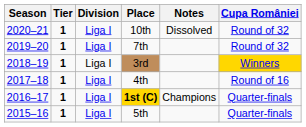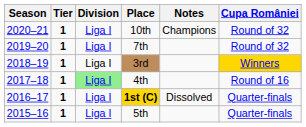(189, 30) Dissolved -> (189, 30) Champions
(98, 81) no background -> (98, 81) lightgreen background
(189, 97) Champions -> (189, 97) Dissolved
